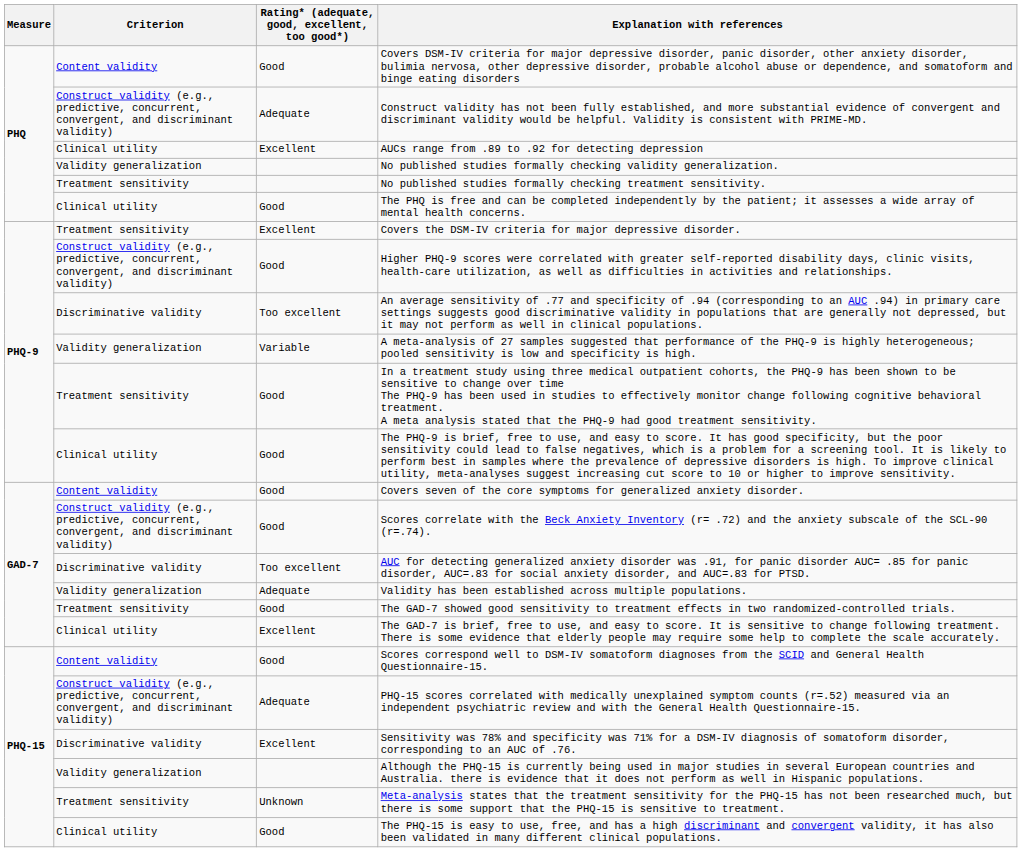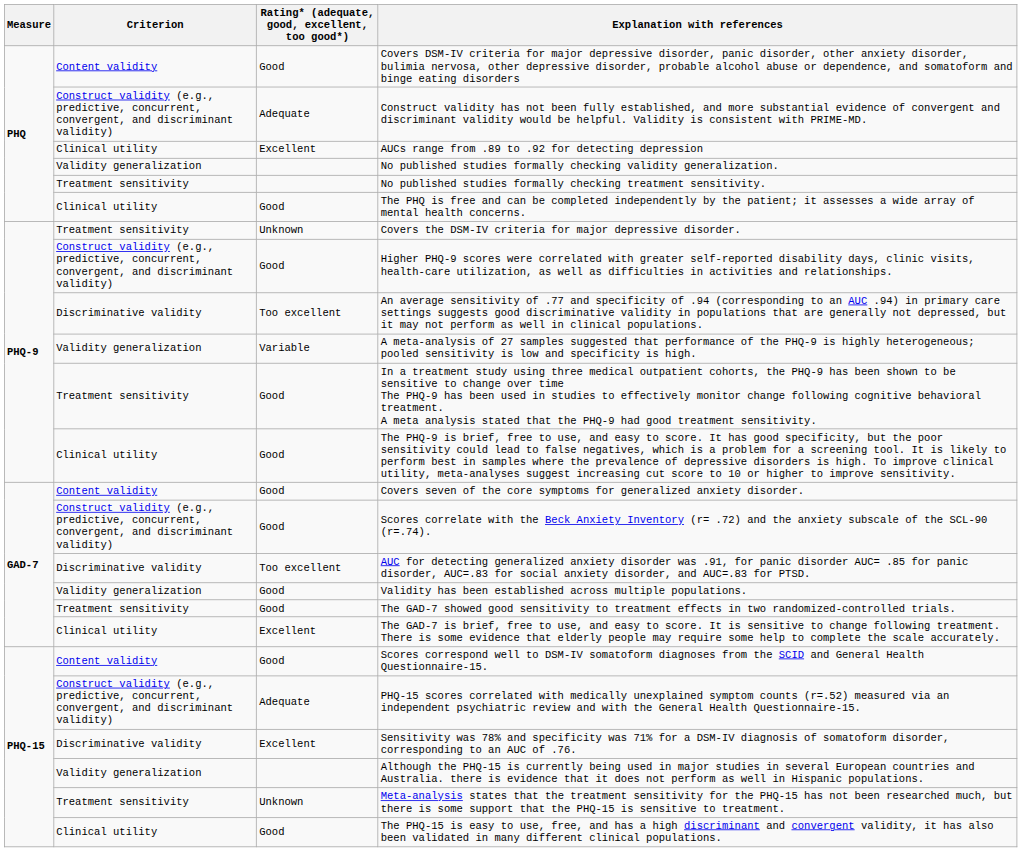(288, 230) Excellent -> (281, 230) Unknown
(284, 591) Adequate -> (272, 591) Good
